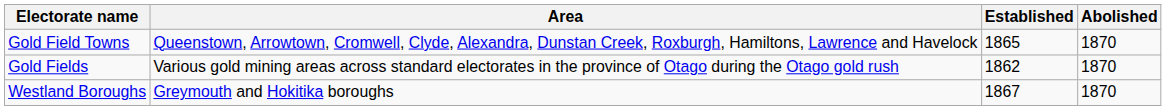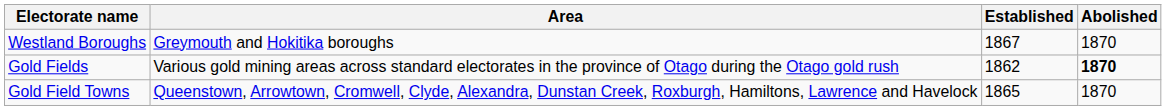rows swapped: (69, 42) <-> (77, 92)
(1099, 67) normal -> (1099, 67) bold
